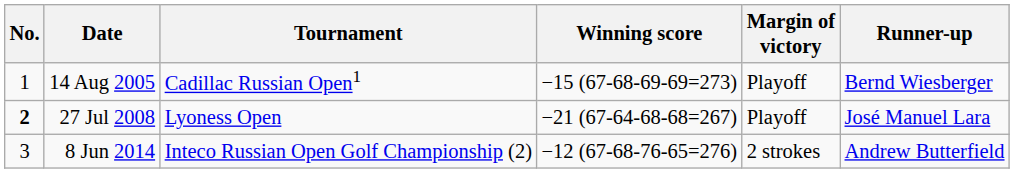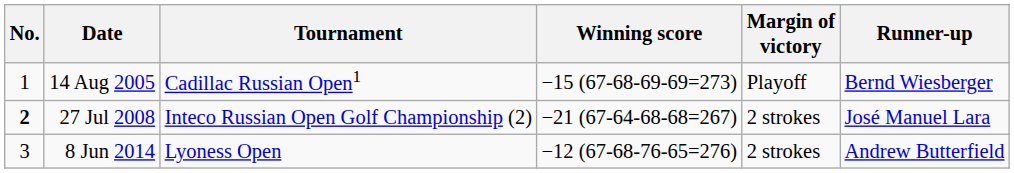(223, 117) Lyoness Open -> (348, 117) Inteco Russian Open Golf Championship (2)
(777, 117) Playoff -> (783, 117) 2 strokes
(348, 151) Inteco Russian Open Golf Championship (2) -> (223, 151) Lyoness Open
